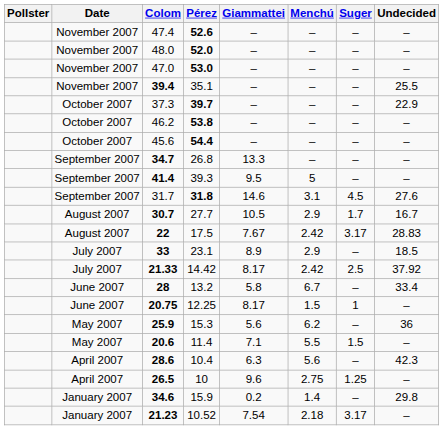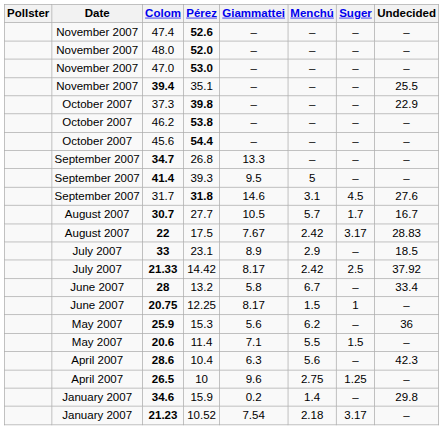(202, 104) 39.7 -> (202, 104) 39.8
(312, 214) 2.9 -> (312, 214) 5.7
